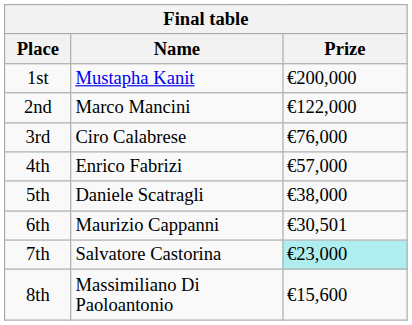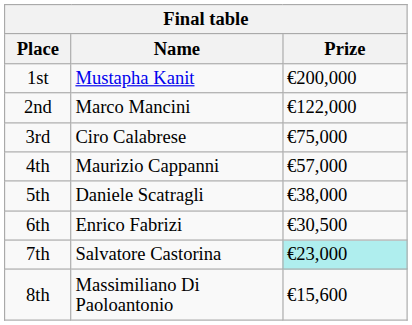(317, 136) €76,000 -> (317, 136) €75,000
(129, 166) Enrico Fabrizi -> (147, 166) Maurizio Cappanni
(147, 225) Maurizio Cappanni -> (129, 225) Enrico Fabrizi
(317, 225) €30,501 -> (317, 225) €30,500
